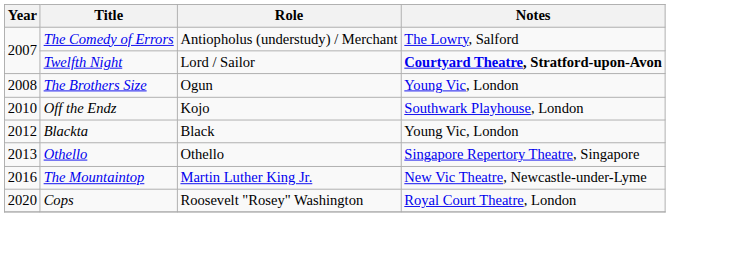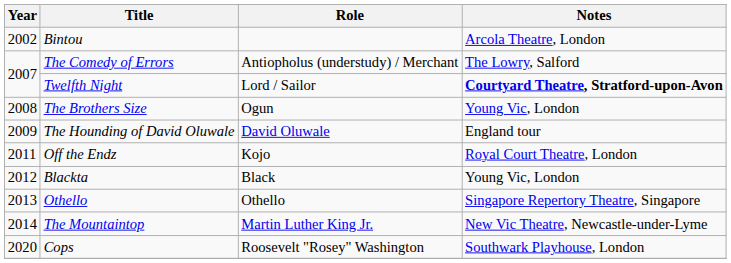+ row: (63, 39)
+ row: (139, 131)
(22, 108) 2010 -> (22, 154) 2011
(494, 108) Southwark Playhouse, London -> (551, 154) Royal Court Theatre, London
(22, 177) 2016 -> (22, 223) 2014
(490, 200) Royal Court Theatre, London -> (555, 246) Southwark Playhouse, London
